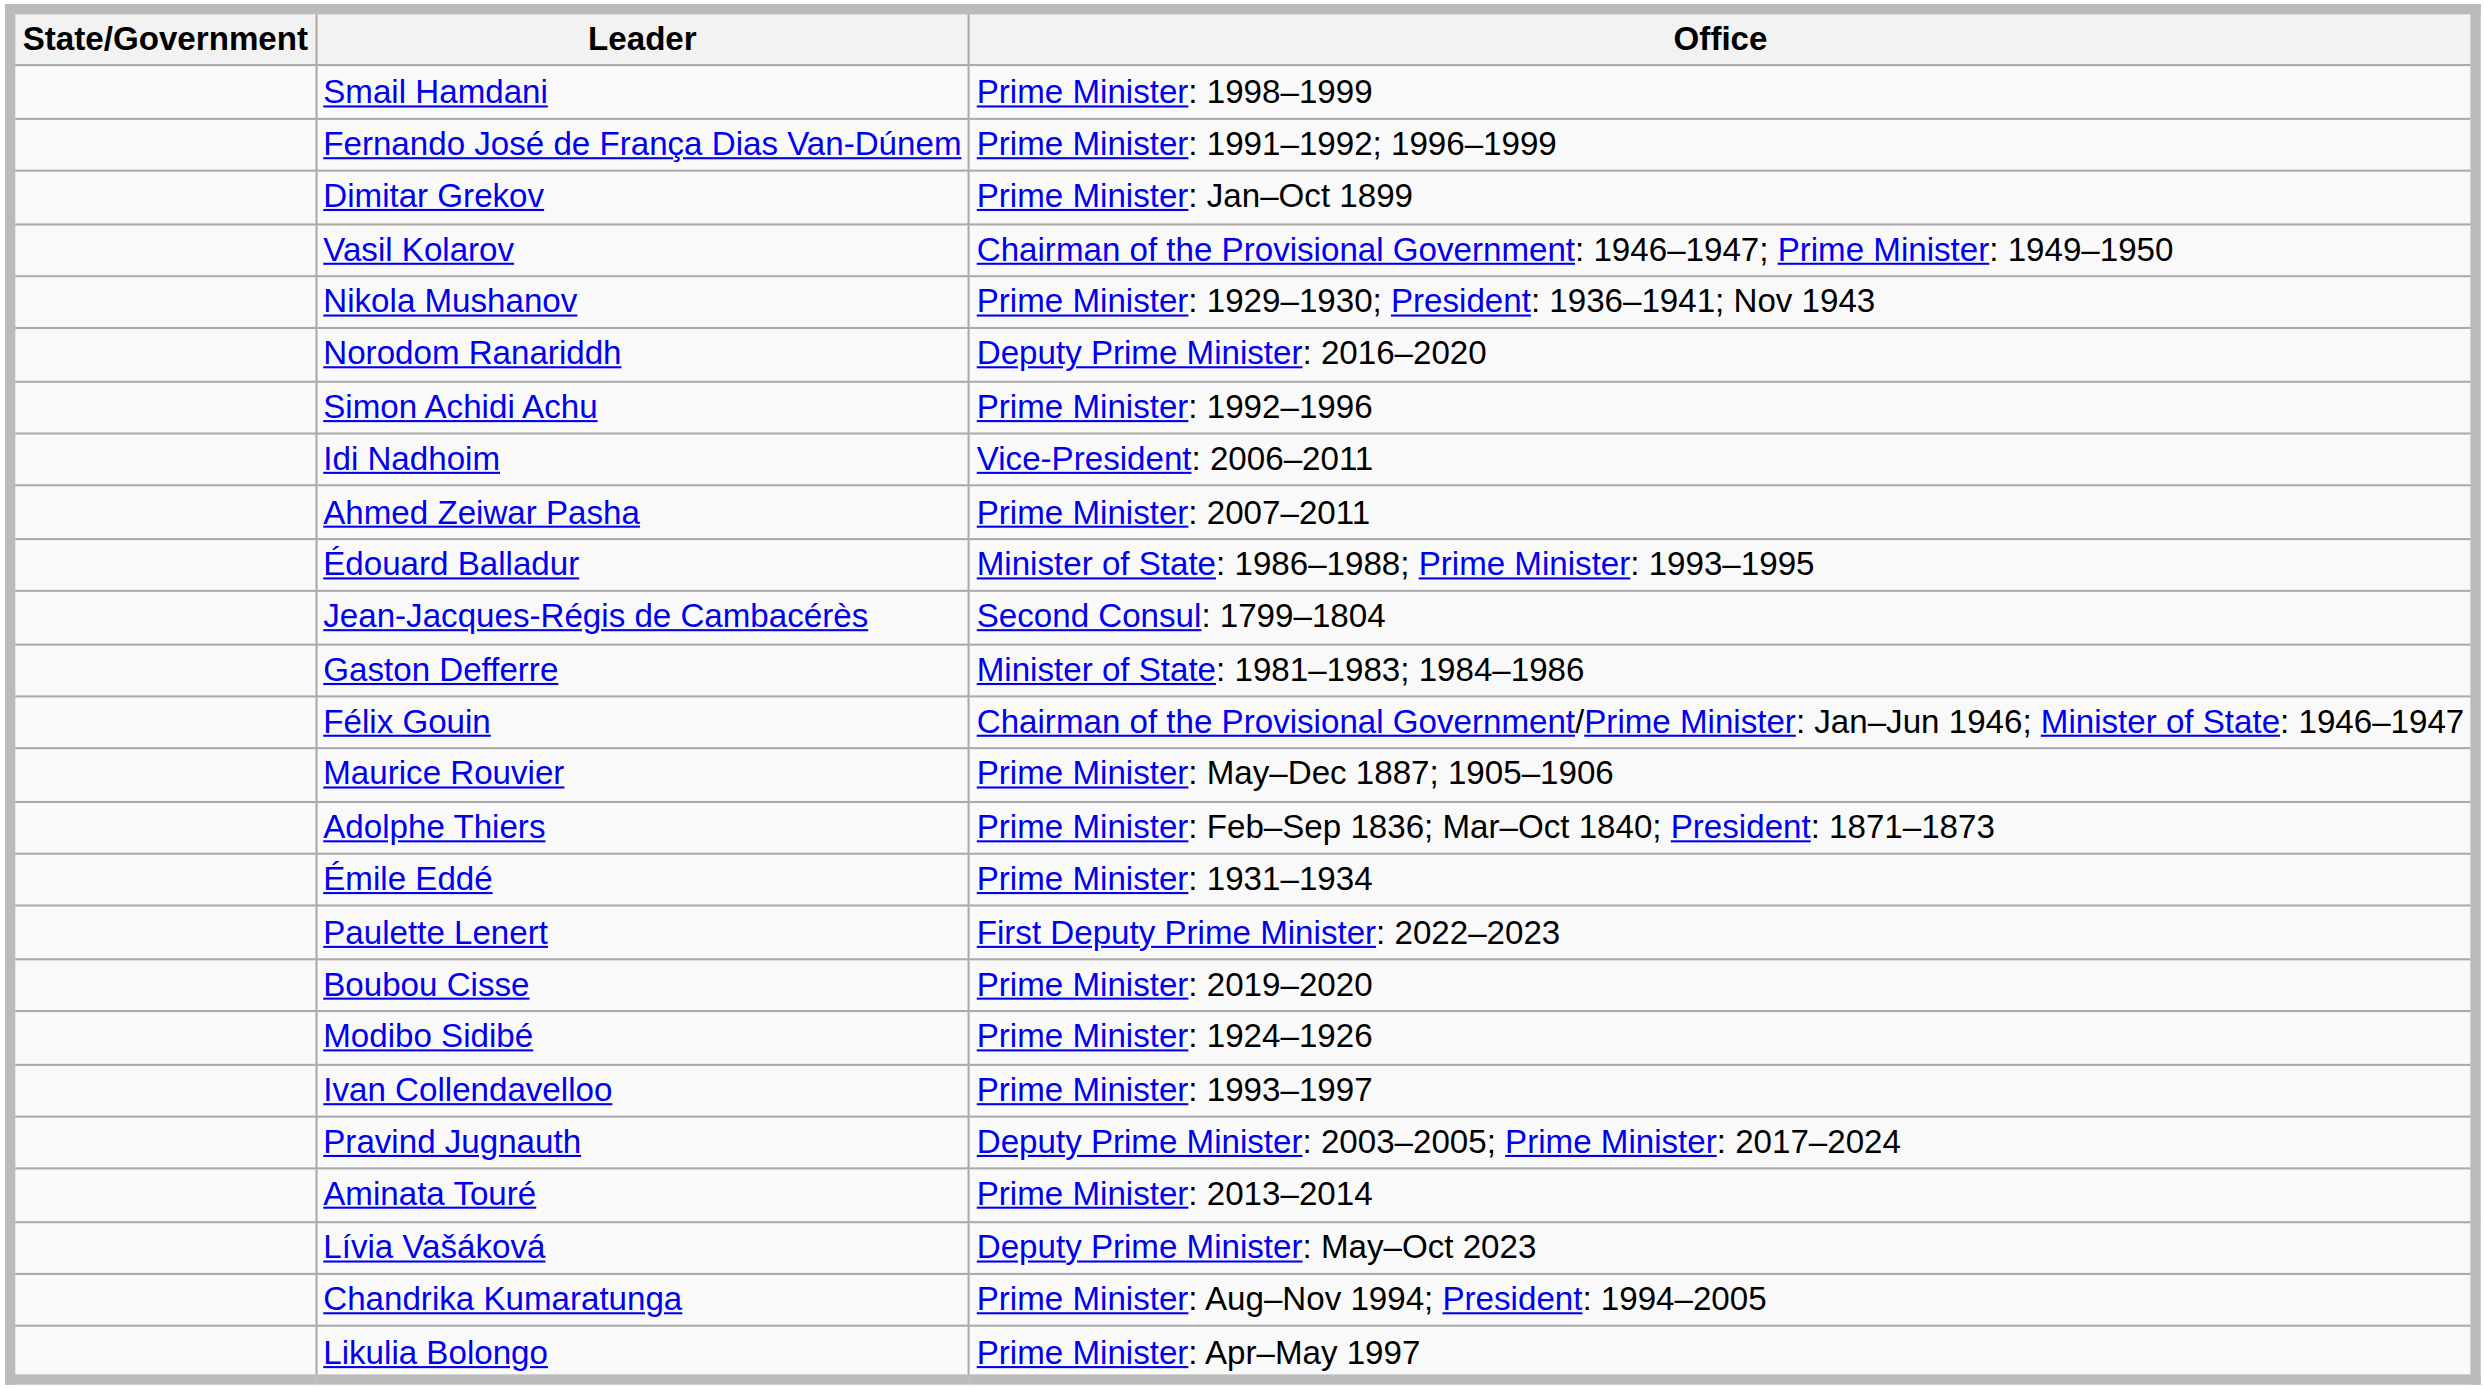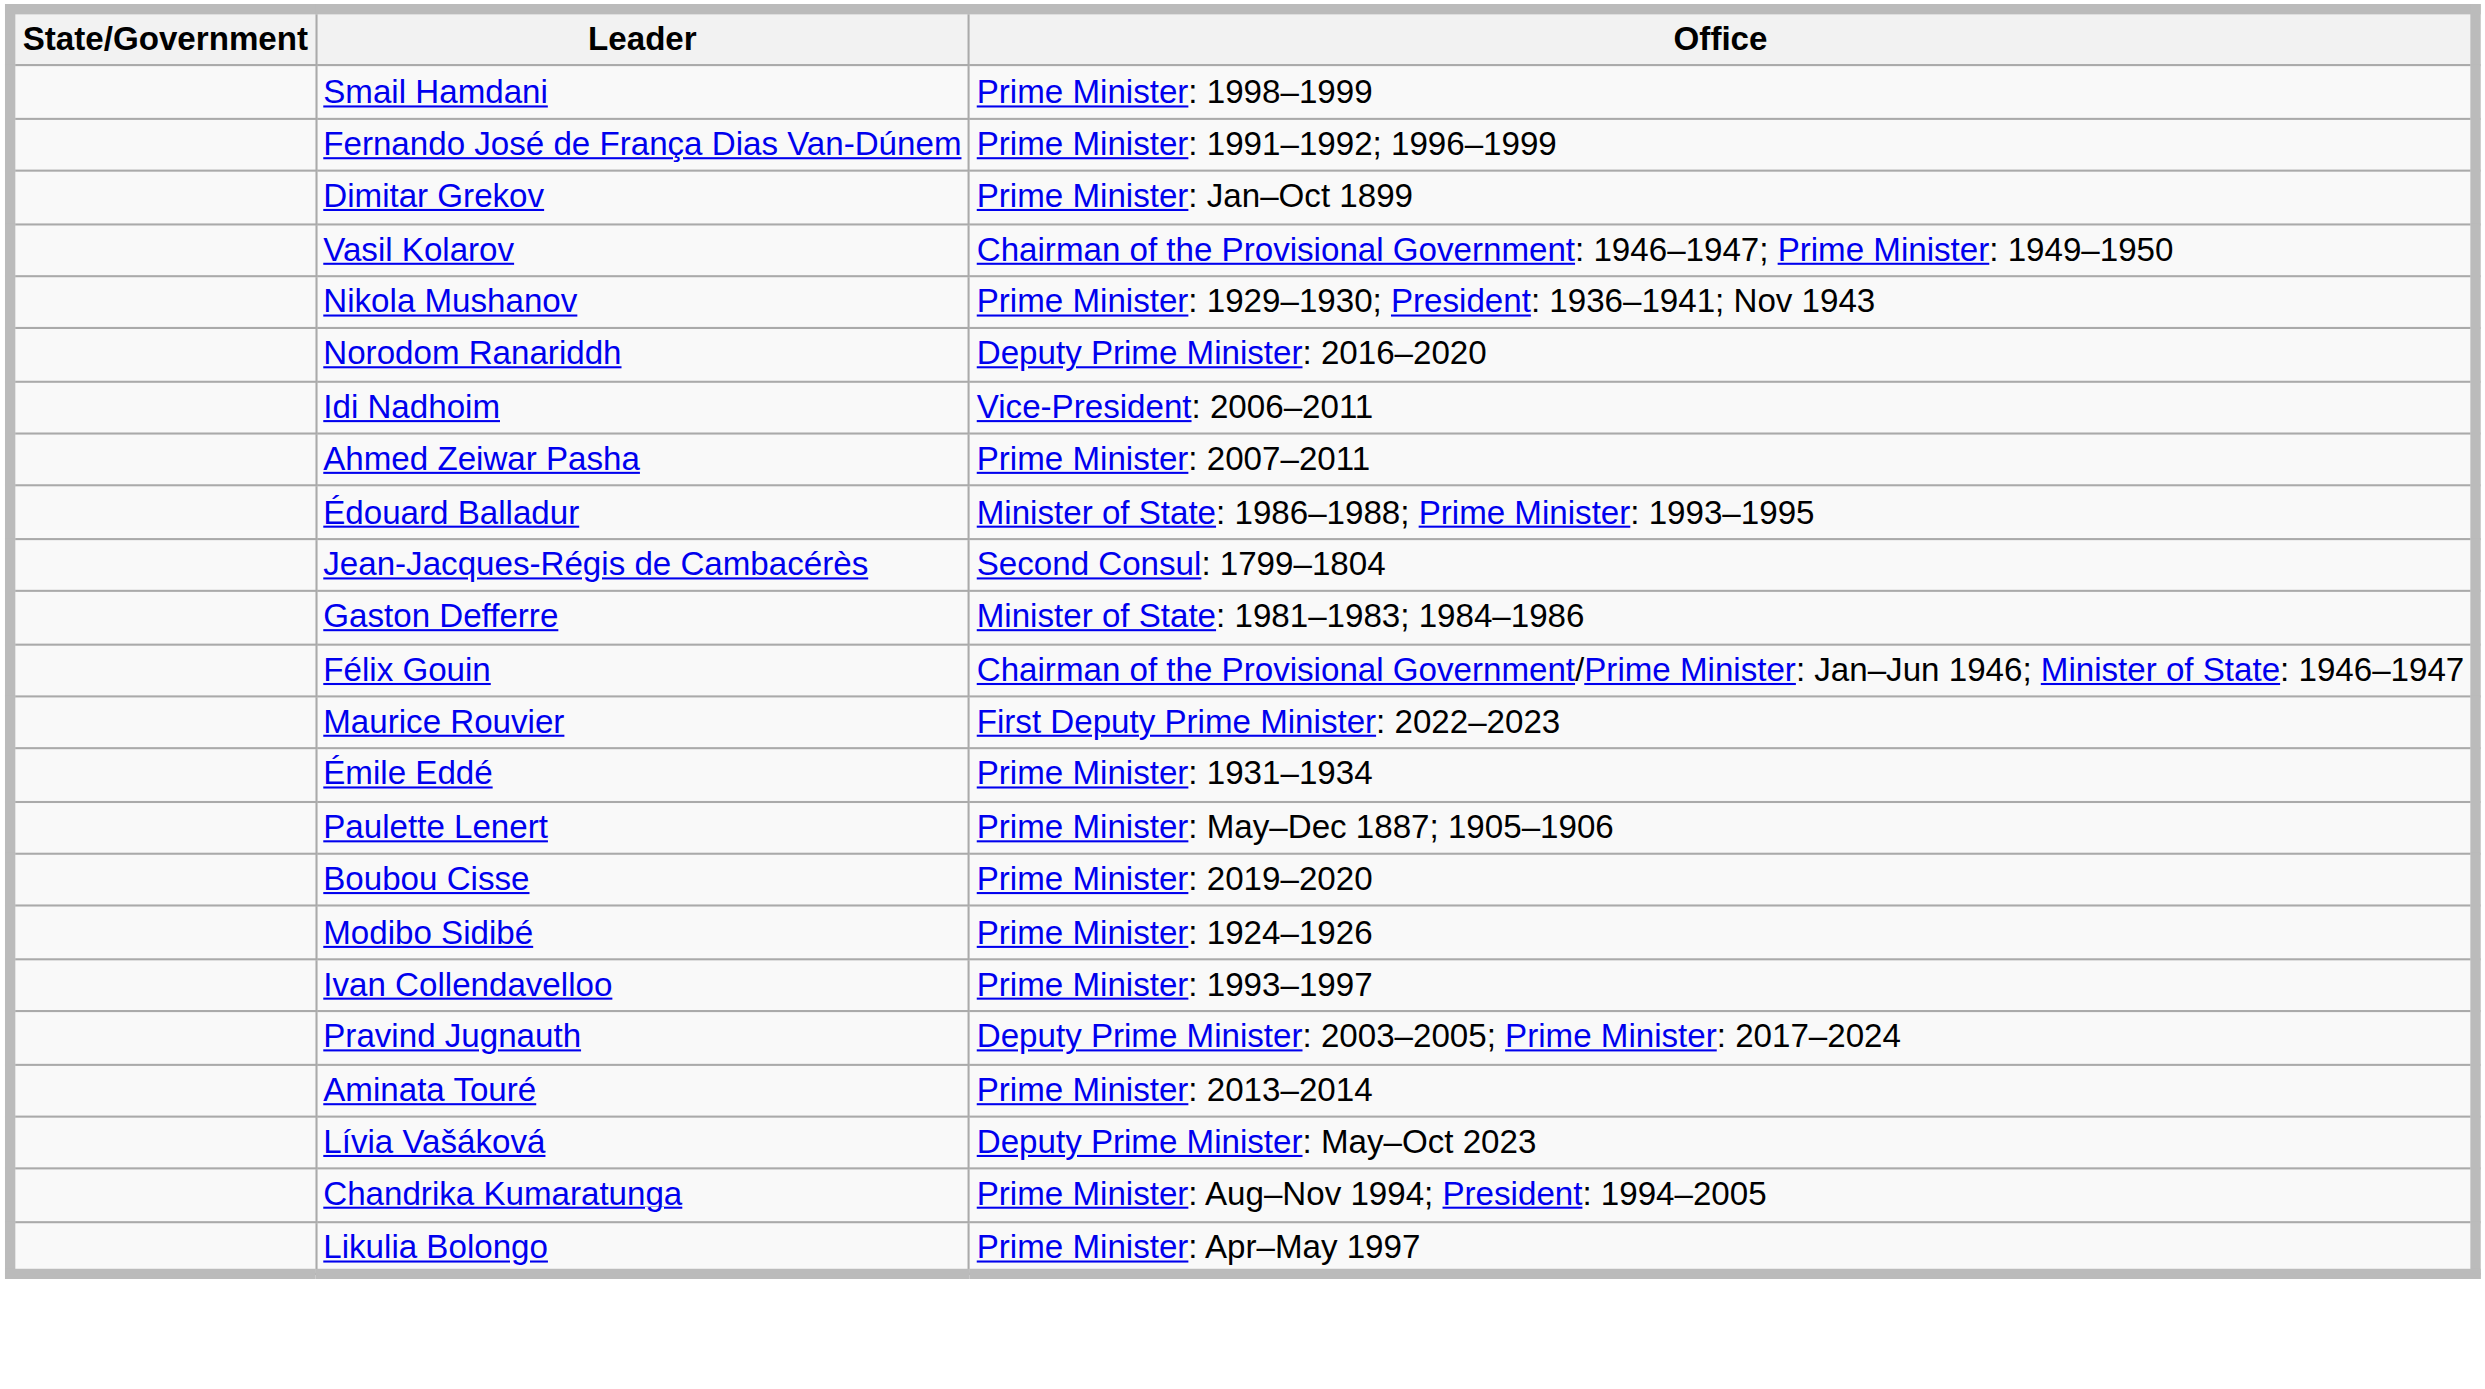- row: (460, 407)
(1295, 774) Prime Minister: May–Dec 1887; 1905–1906 -> (1269, 722) First Deputy Prime Minister: 2022–2023
- row: (434, 827)
(1269, 932) First Deputy Prime Minister: 2022–2023 -> (1295, 827) Prime Minister: May–Dec 1887; 1905–1906
